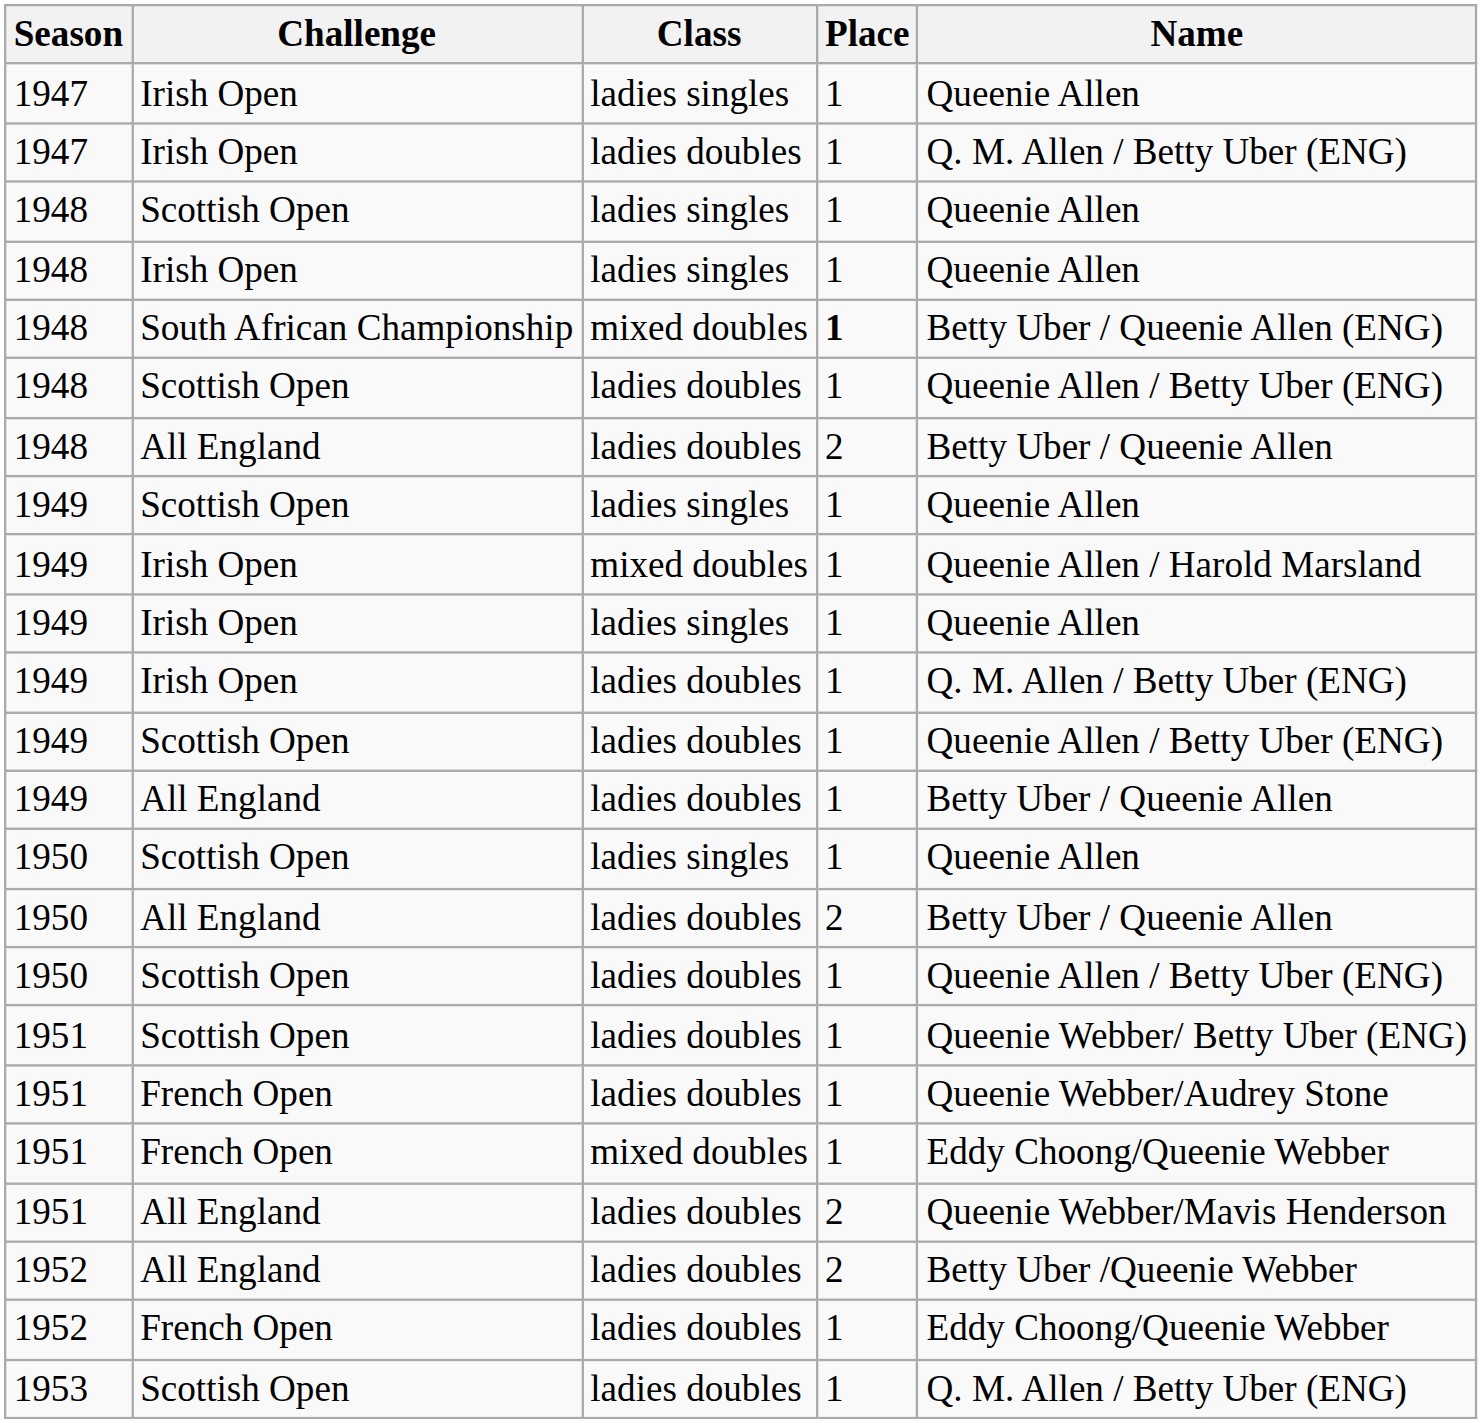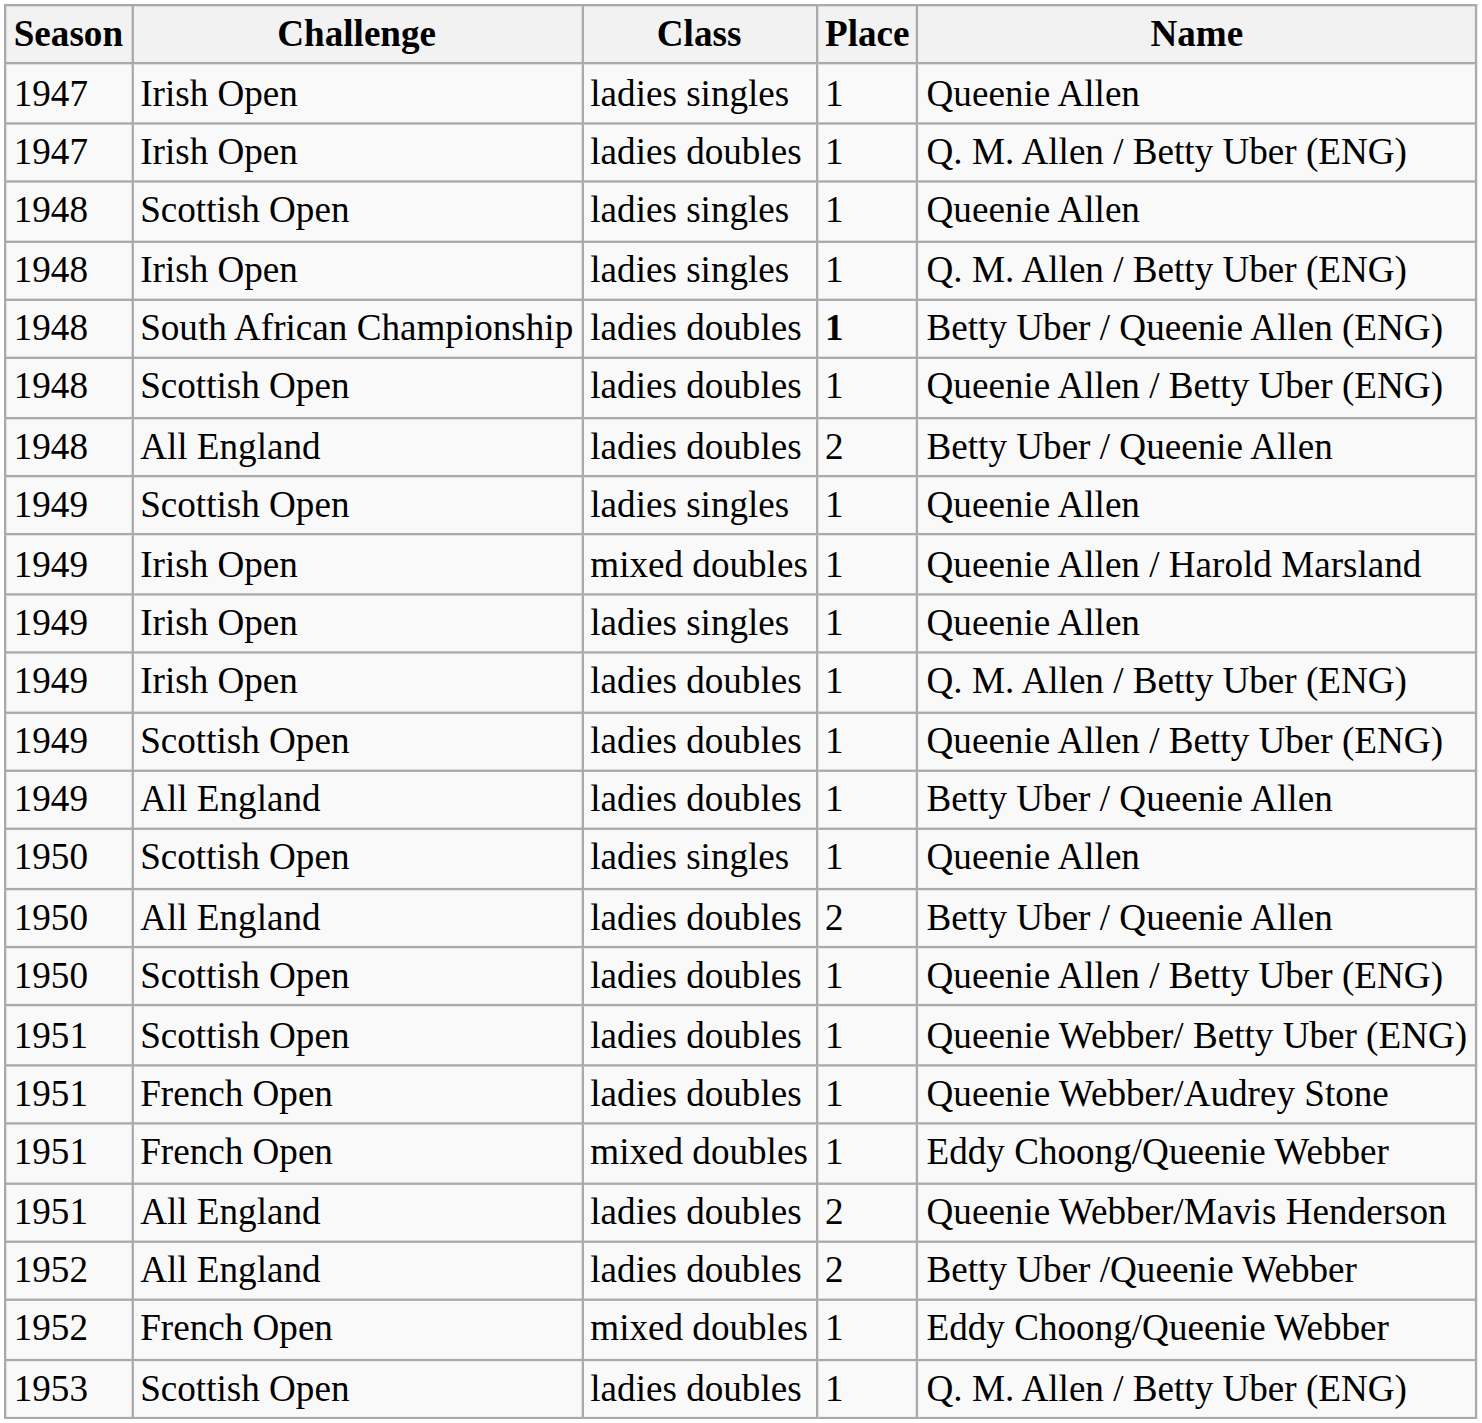(1033, 269) Queenie Allen -> (1167, 269) Q. M. Allen / Betty Uber (ENG)
(699, 328) mixed doubles -> (696, 328) ladies doubles
(696, 1329) ladies doubles -> (699, 1329) mixed doubles
